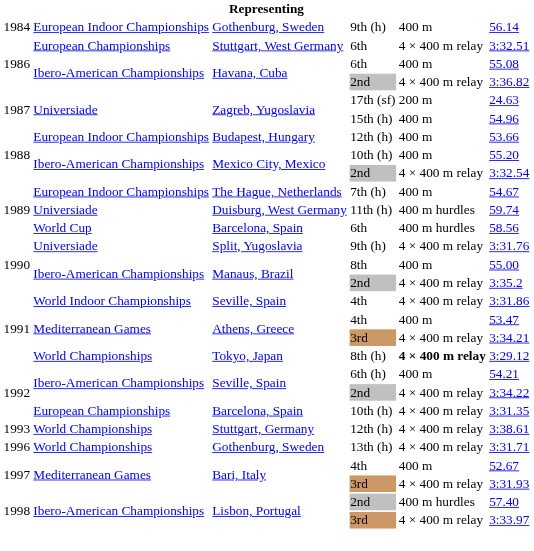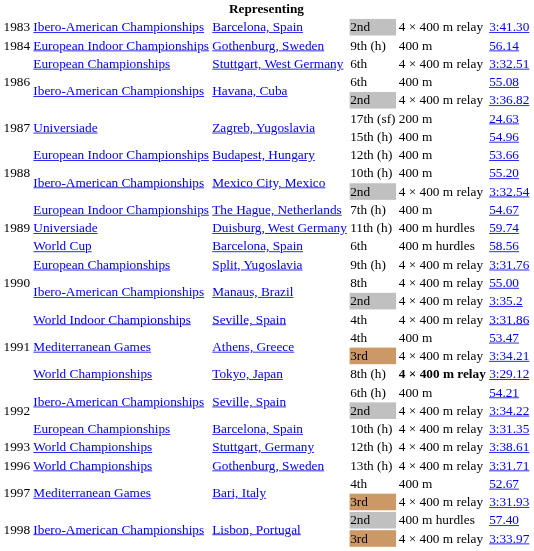+ row: (258, 27)
(65, 246) Universiade -> (102, 264) European Championships
(416, 264) 400 m -> (441, 282) 4 × 400 m relay
